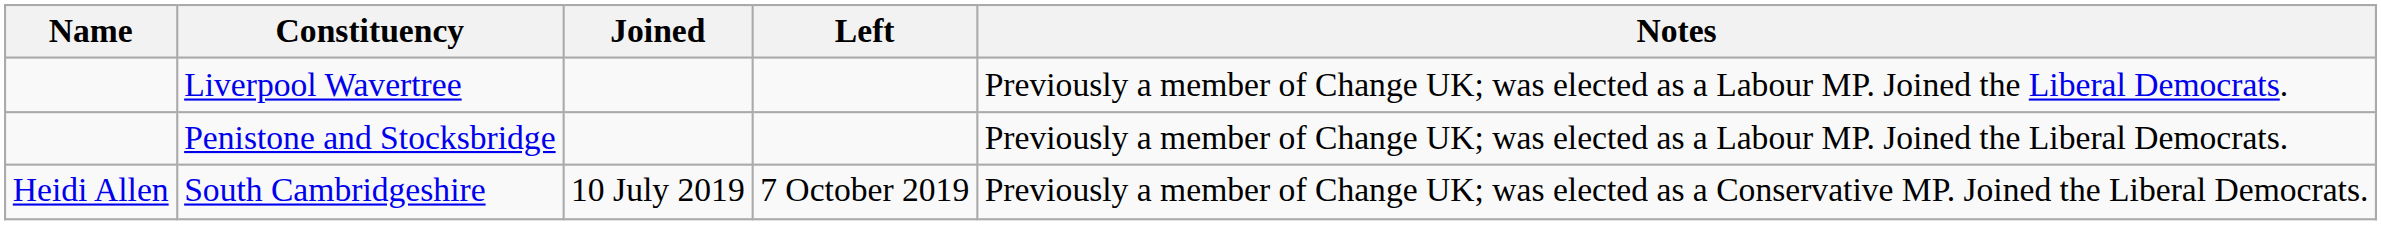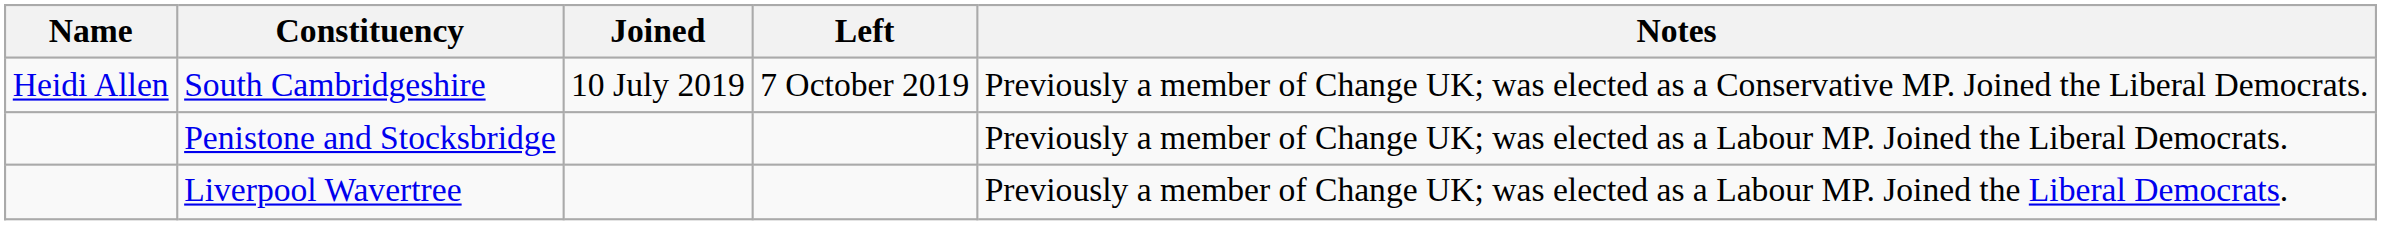rows swapped: (323, 84) <-> (335, 191)
